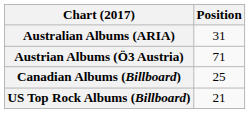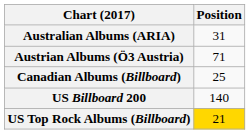+ row: (99, 98)
(219, 98) no background -> (219, 118) gold background
